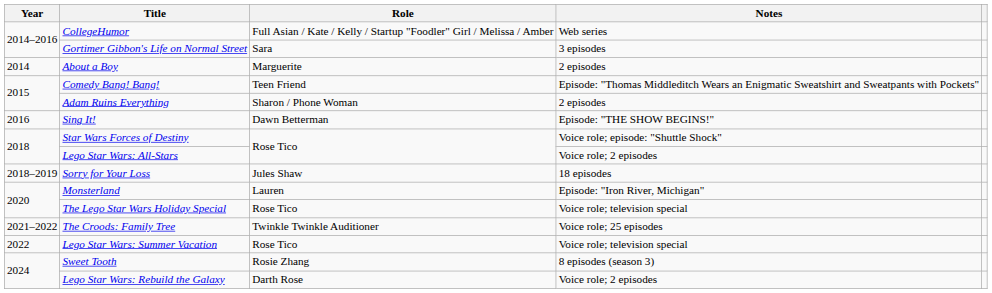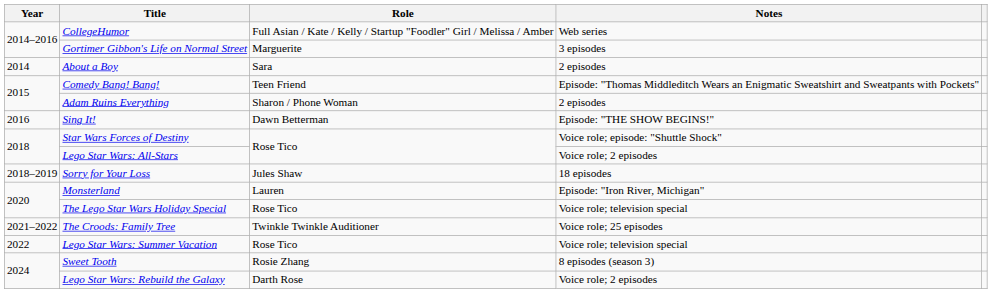(262, 48) Sara -> (277, 48) Marguerite
(277, 66) Marguerite -> (262, 66) Sara
